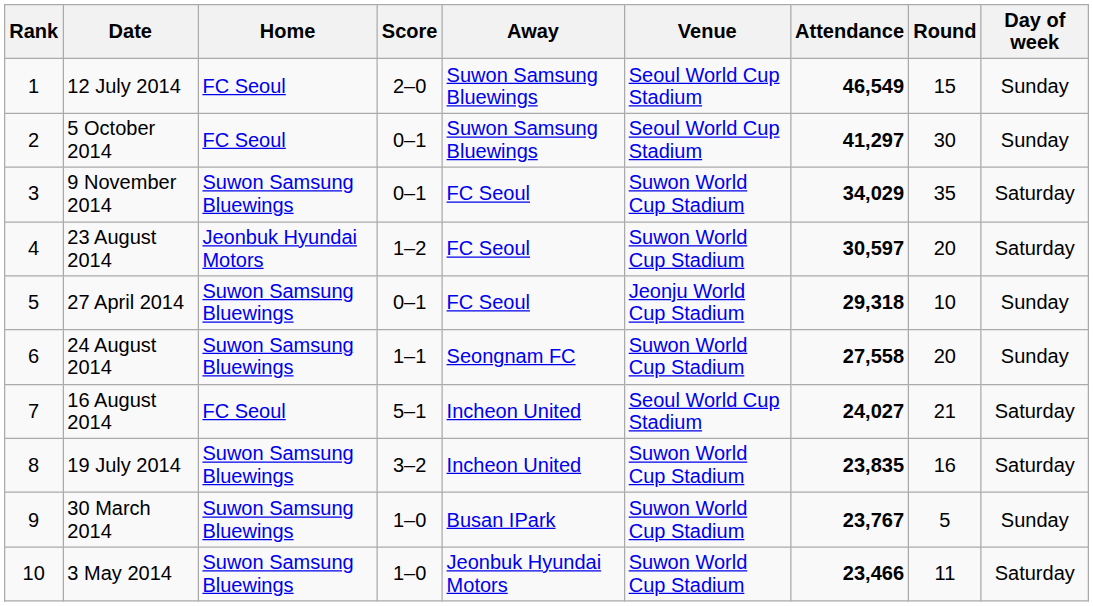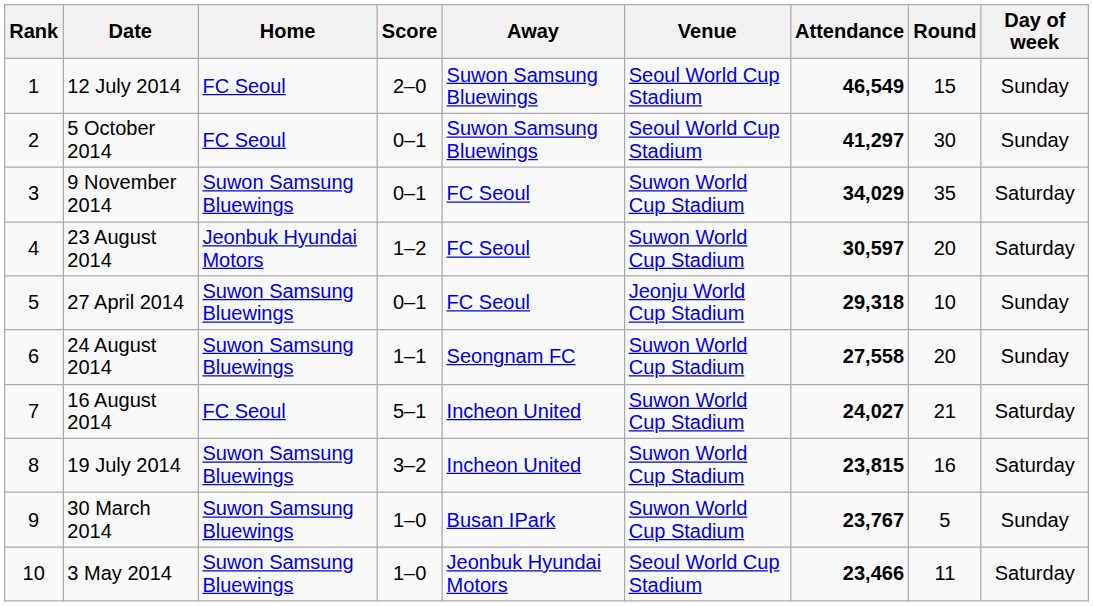(704, 411) Seoul World Cup Stadium -> (688, 411) Suwon World Cup Stadium
(873, 465) 23,835 -> (873, 465) 23,815
(688, 573) Suwon World Cup Stadium -> (704, 573) Seoul World Cup Stadium
